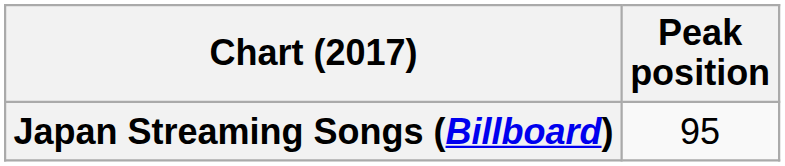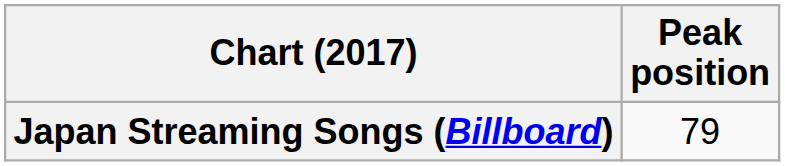(700, 130) 95 -> (700, 130) 79
